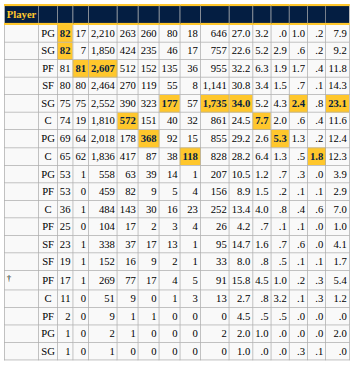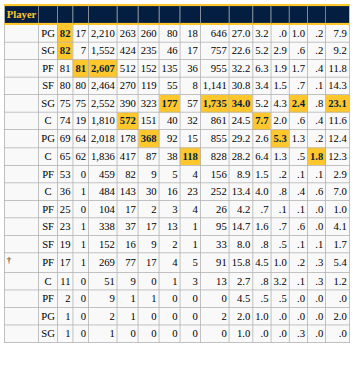(103, 51) 1,850 -> (103, 51) 1,552
- row: (48, 174)
(319, 351) .1 -> (319, 334) .0
